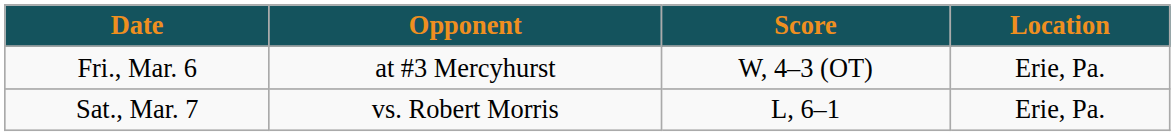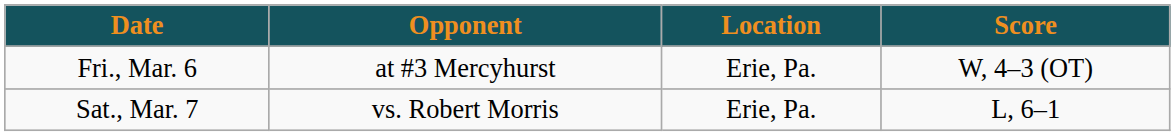columns swapped: (1060, 25) <-> (806, 25)
